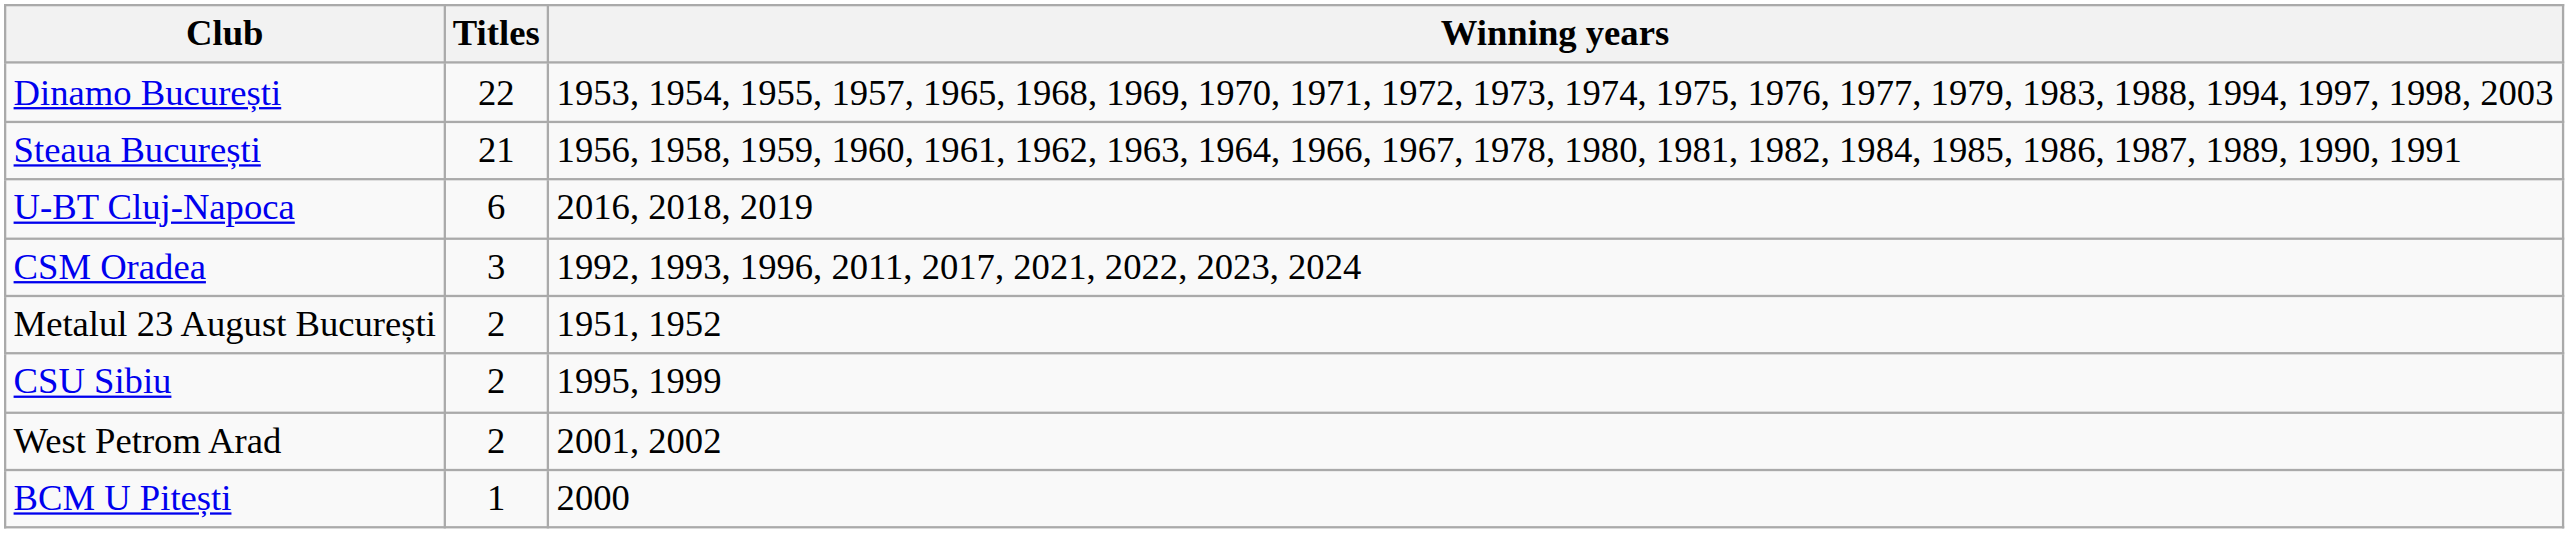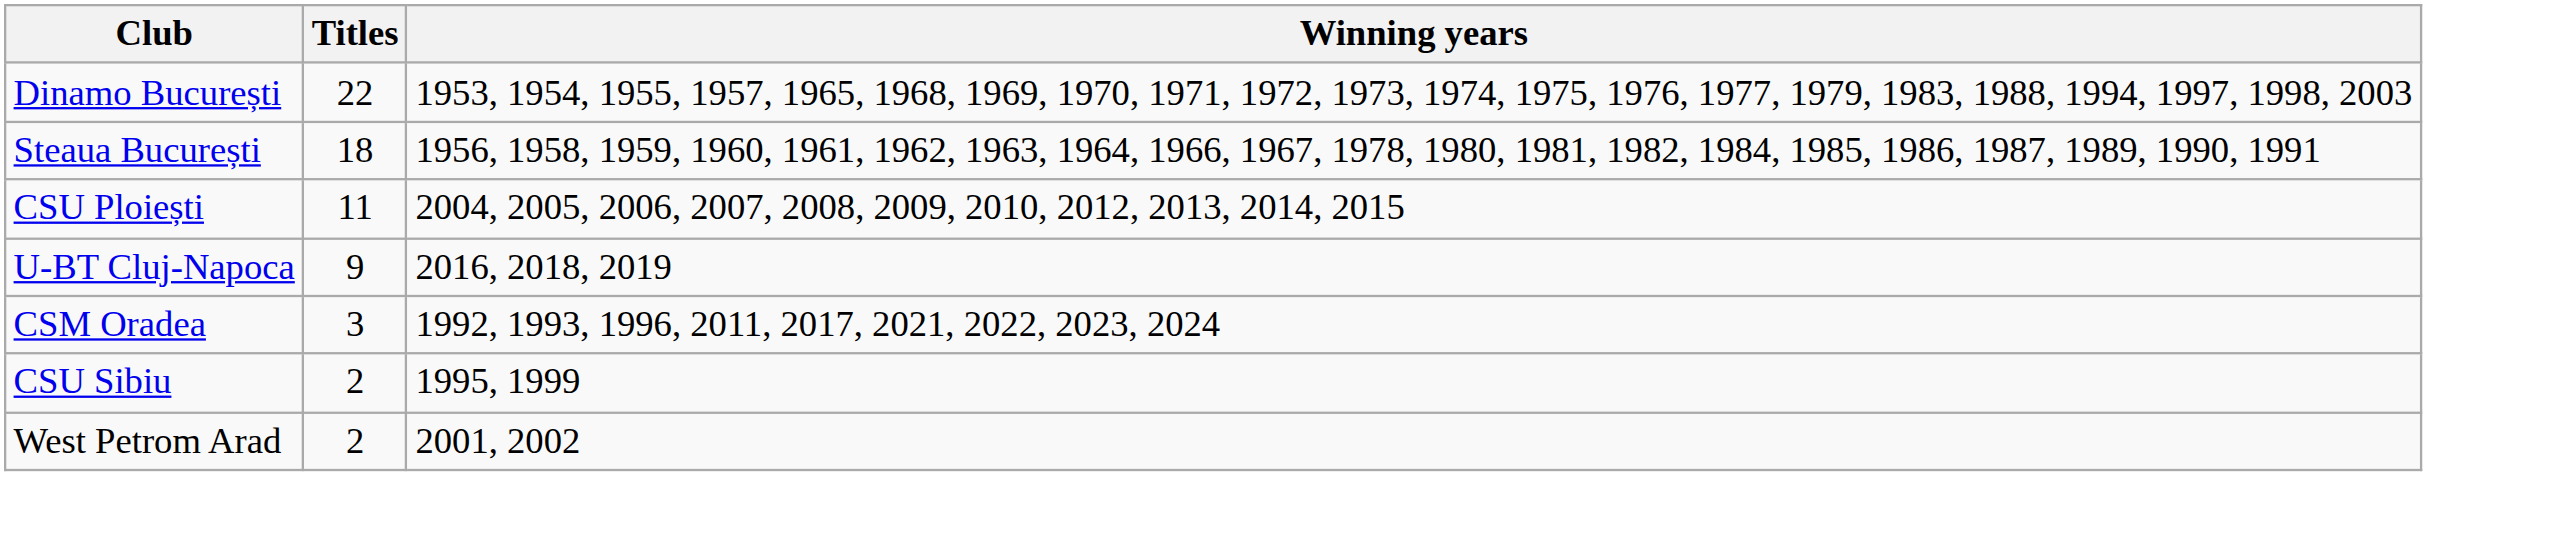(496, 149) 21 -> (355, 149) 18
+ row: (109, 207)
(496, 207) 6 -> (355, 265) 9
- row: (225, 324)
- row: (123, 498)
